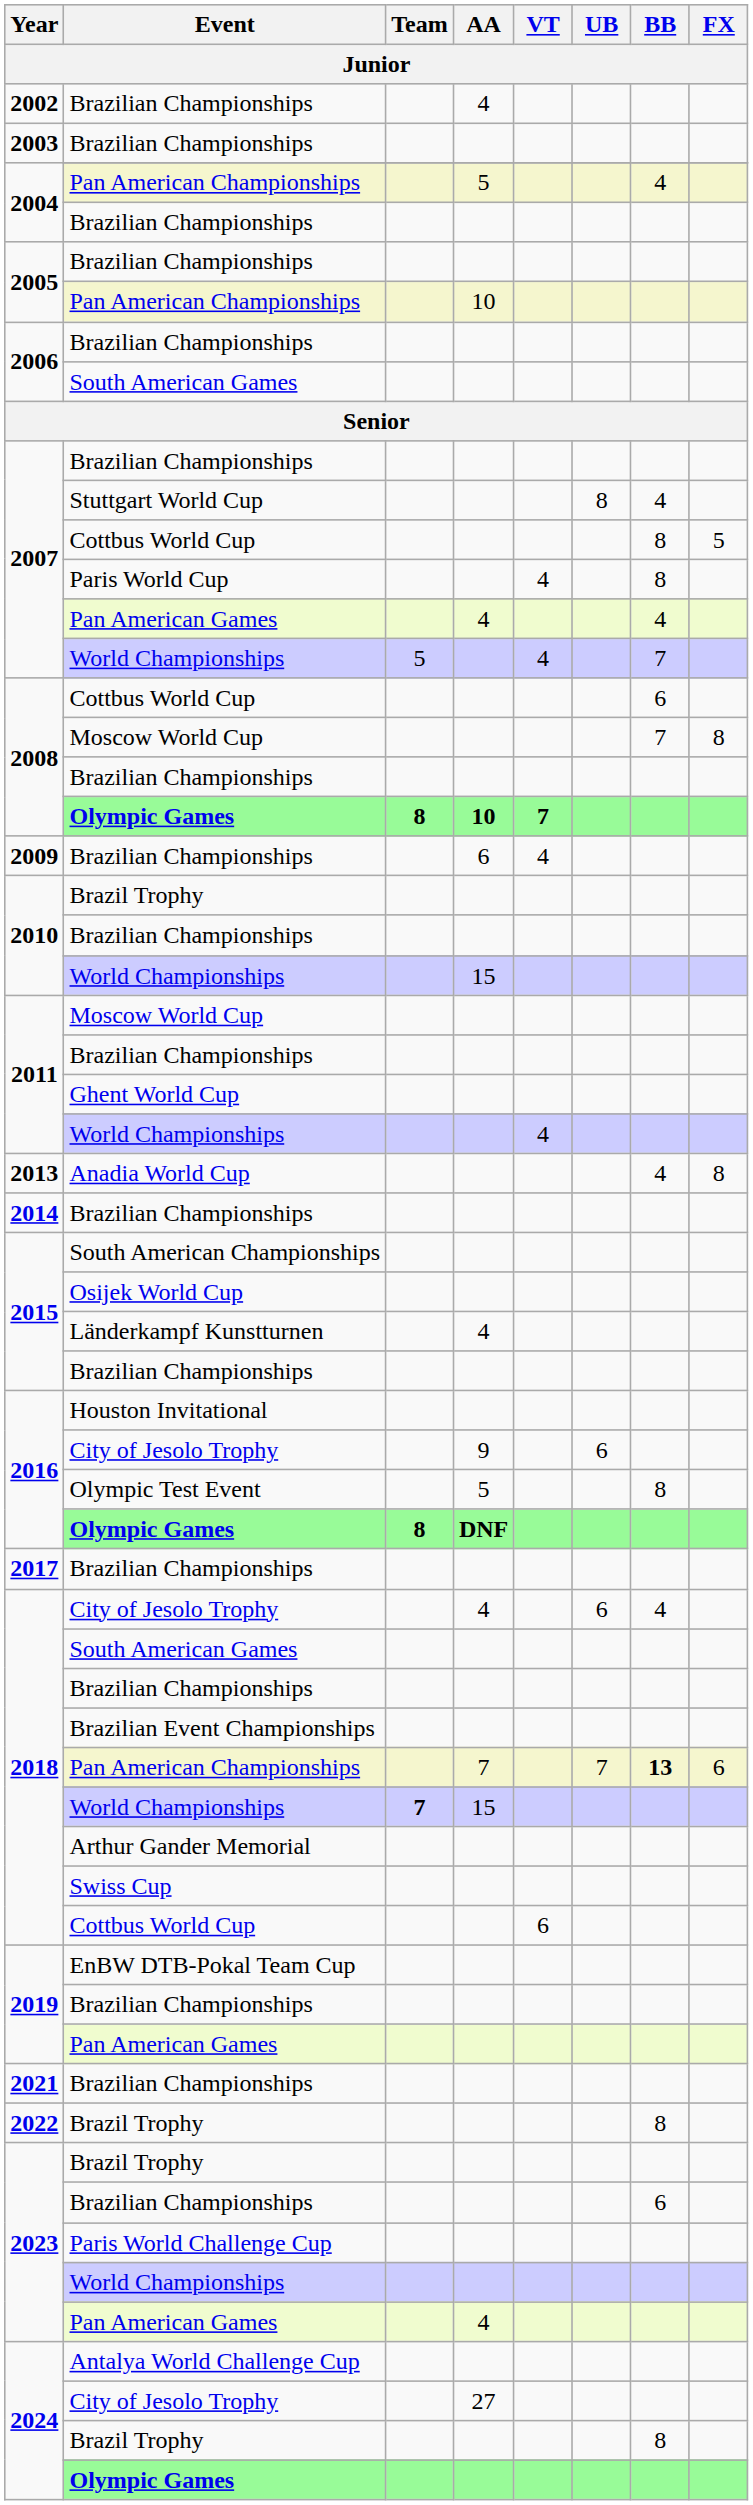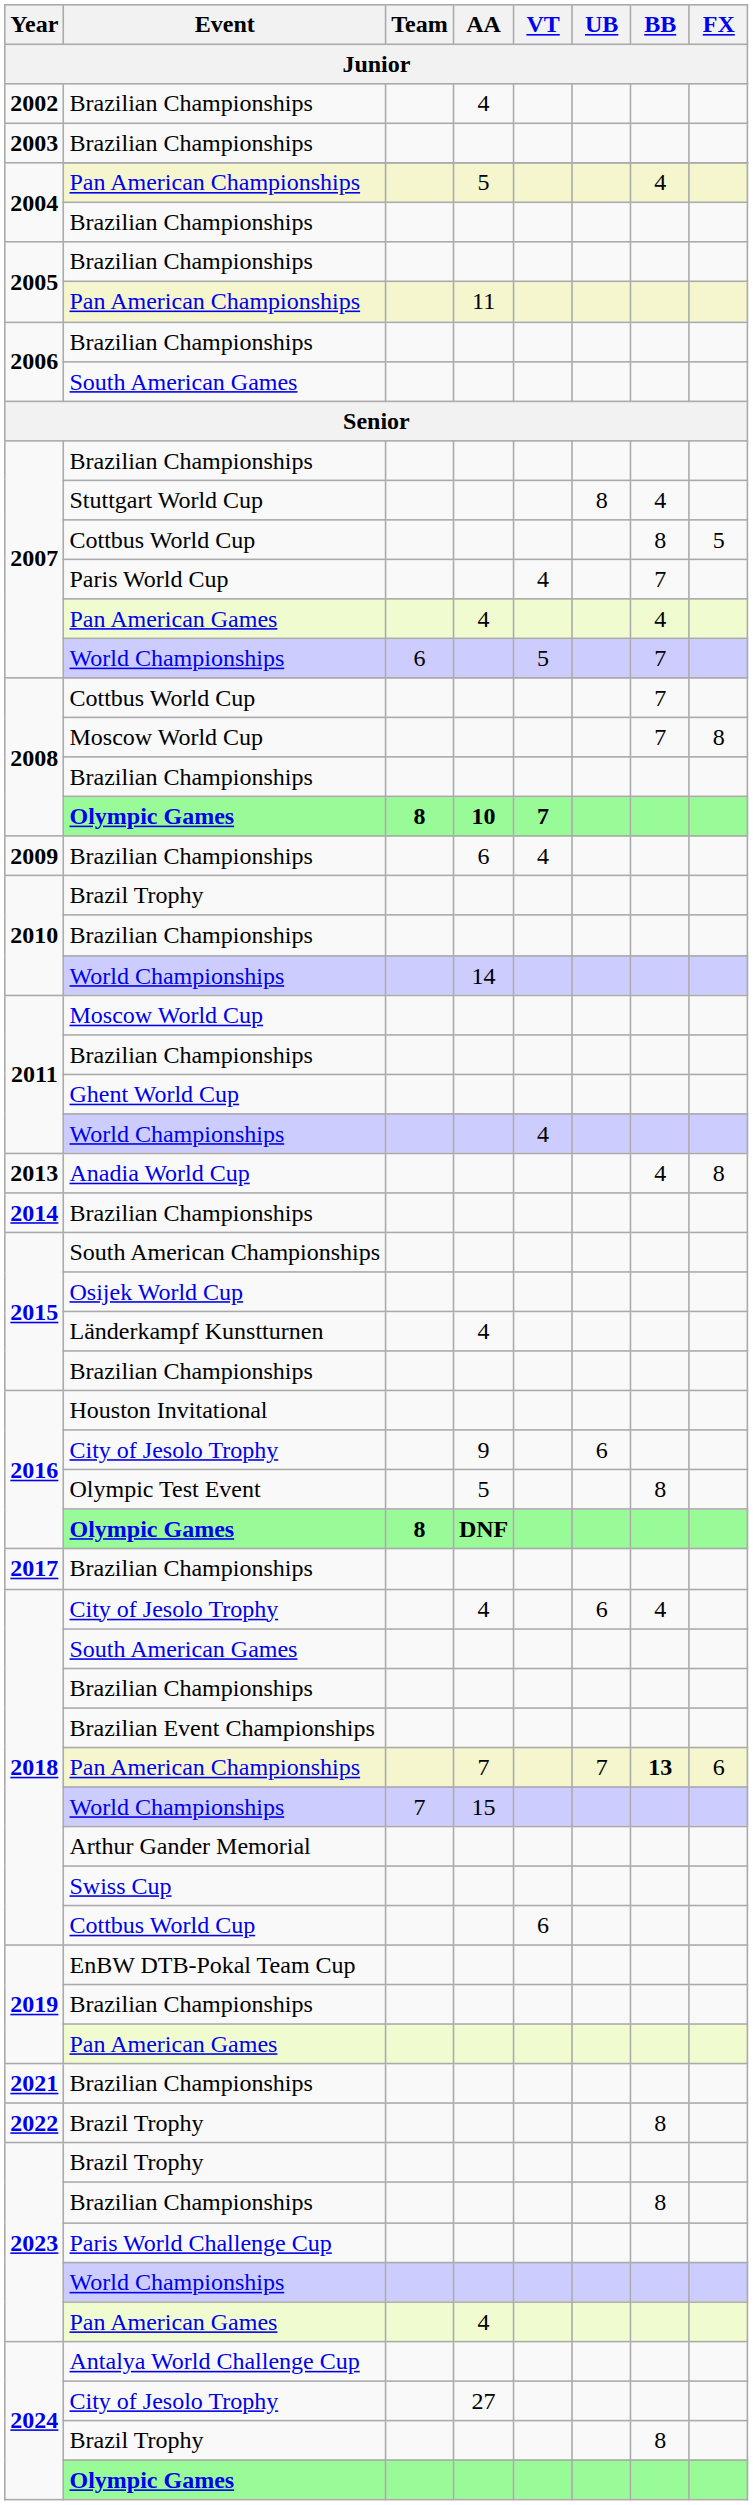(484, 301) 10 -> (484, 301) 11
(660, 578) 8 -> (660, 578) 7
(420, 658) 5 -> (420, 658) 6
(543, 658) 4 -> (543, 658) 5
(660, 697) 6 -> (660, 697) 7
(484, 974) 15 -> (484, 974) 14
(420, 1806) bold -> (420, 1806) normal
(660, 2202) 6 -> (660, 2202) 8
